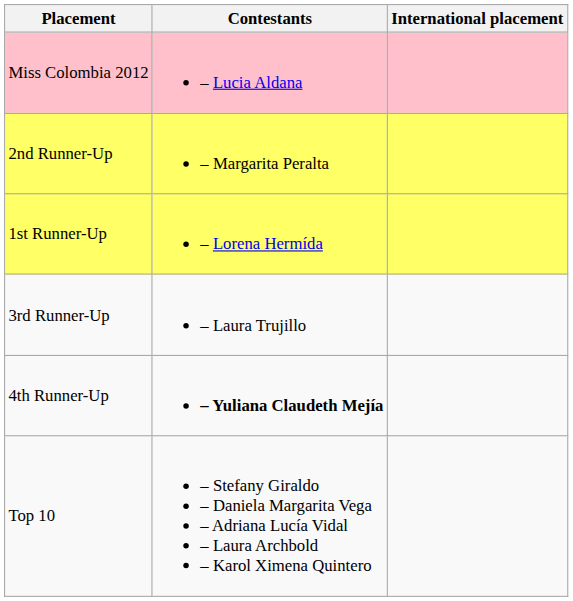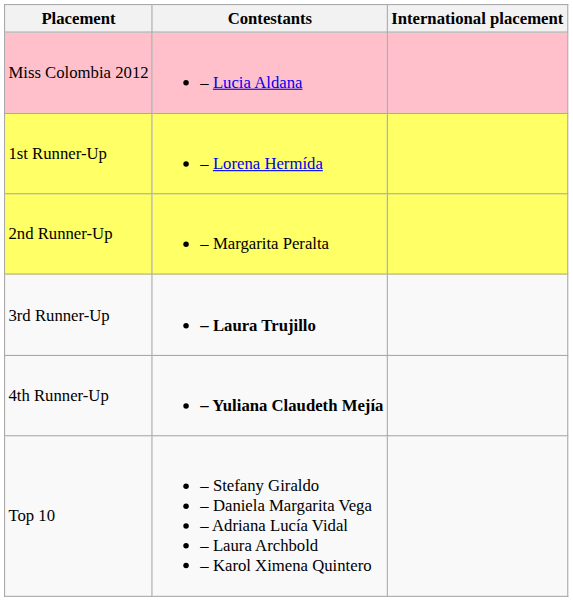rows swapped: (58, 234) <-> (60, 153)
(270, 325) normal -> (270, 325) bold
